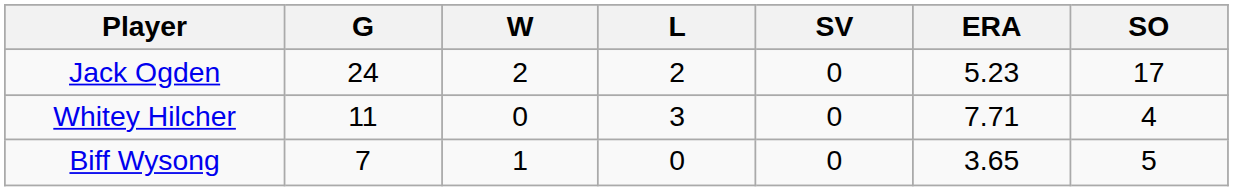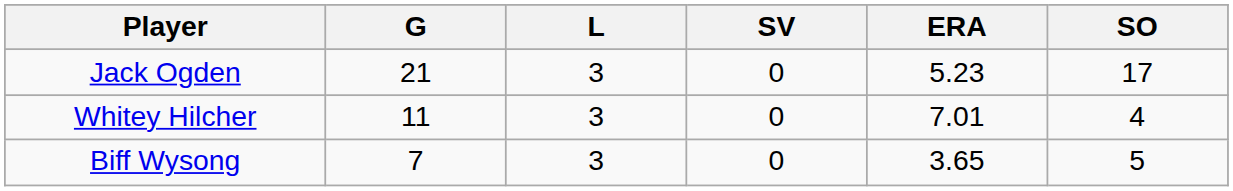- column: (520, 26)
(363, 71) 24 -> (416, 71) 21
(677, 71) 2 -> (596, 71) 3
(992, 116) 7.71 -> (957, 116) 7.01
(677, 161) 0 -> (596, 161) 3
